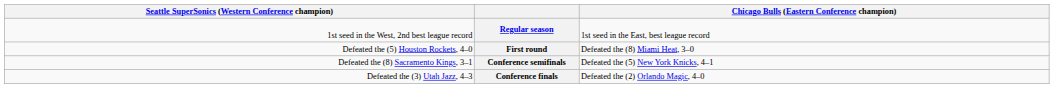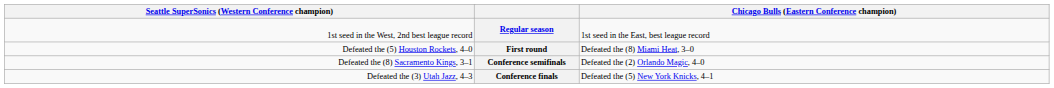(647, 62) Defeated the (5) New York Knicks, 4–1 -> (643, 62) Defeated the (2) Orlando Magic, 4–0
(643, 76) Defeated the (2) Orlando Magic, 4–0 -> (647, 76) Defeated the (5) New York Knicks, 4–1
